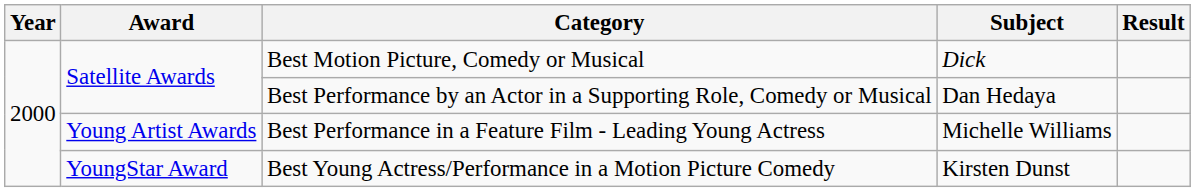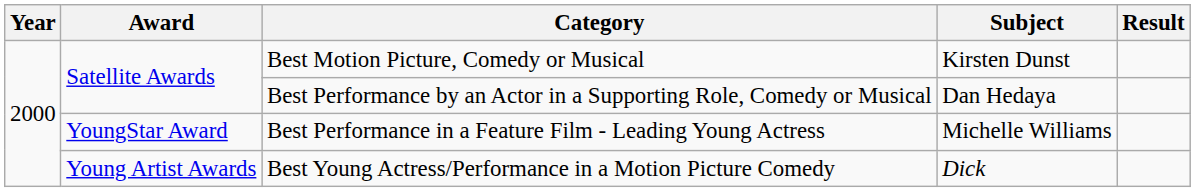(964, 58) Dick -> (1006, 58) Kirsten Dunst
(161, 131) Young Artist Awards -> (147, 131) YoungStar Award
(147, 167) YoungStar Award -> (161, 167) Young Artist Awards
(1006, 167) Kirsten Dunst -> (964, 167) Dick
